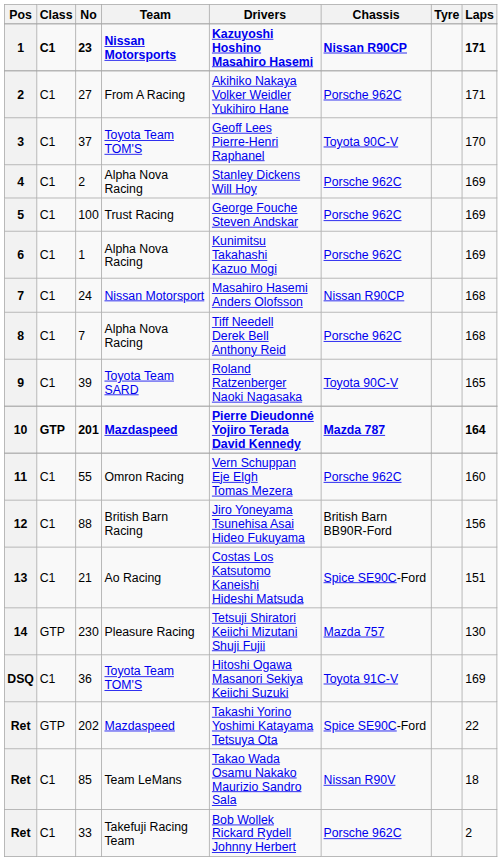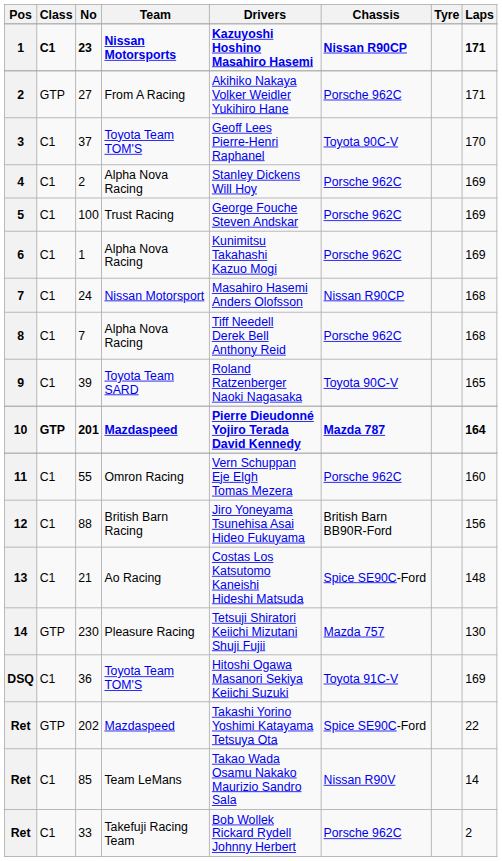(48, 95) C1 -> (52, 95) GTP
(475, 578) 151 -> (475, 578) 148
(472, 779) 18 -> (472, 779) 14
